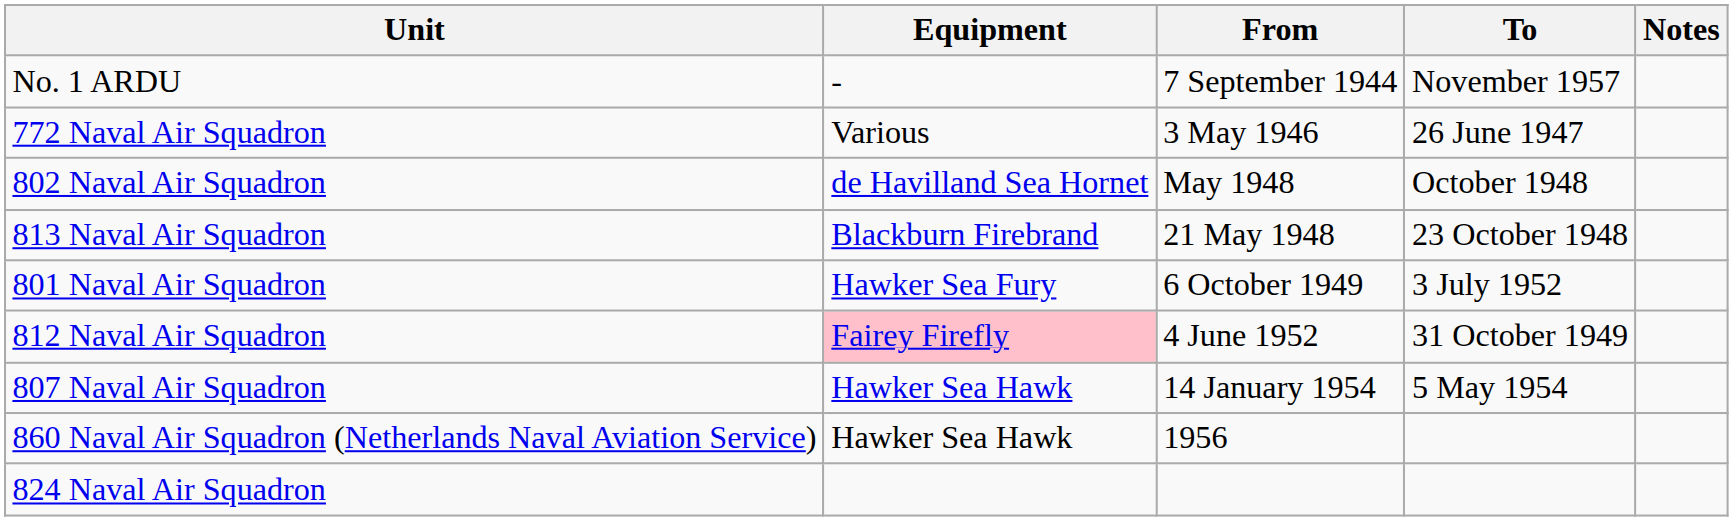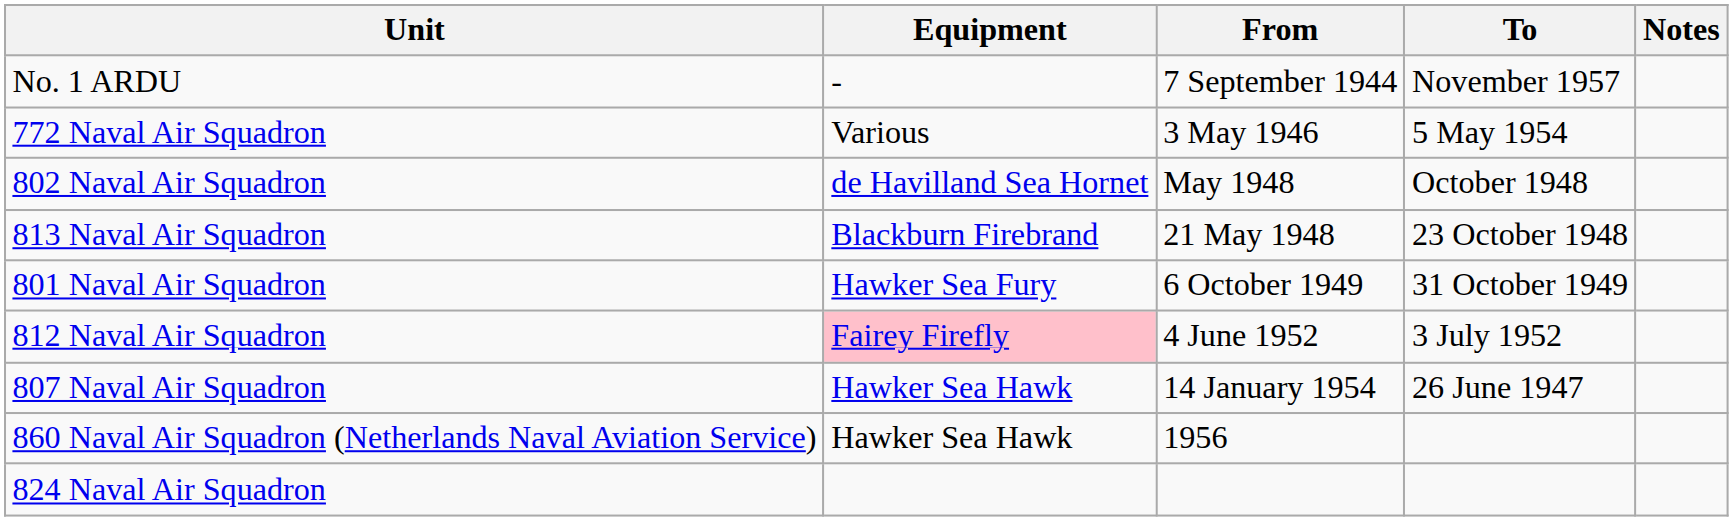(1498, 132) 26 June 1947 -> (1490, 132) 5 May 1954
(1487, 285) 3 July 1952 -> (1520, 285) 31 October 1949
(1520, 336) 31 October 1949 -> (1487, 336) 3 July 1952
(1490, 387) 5 May 1954 -> (1498, 387) 26 June 1947
